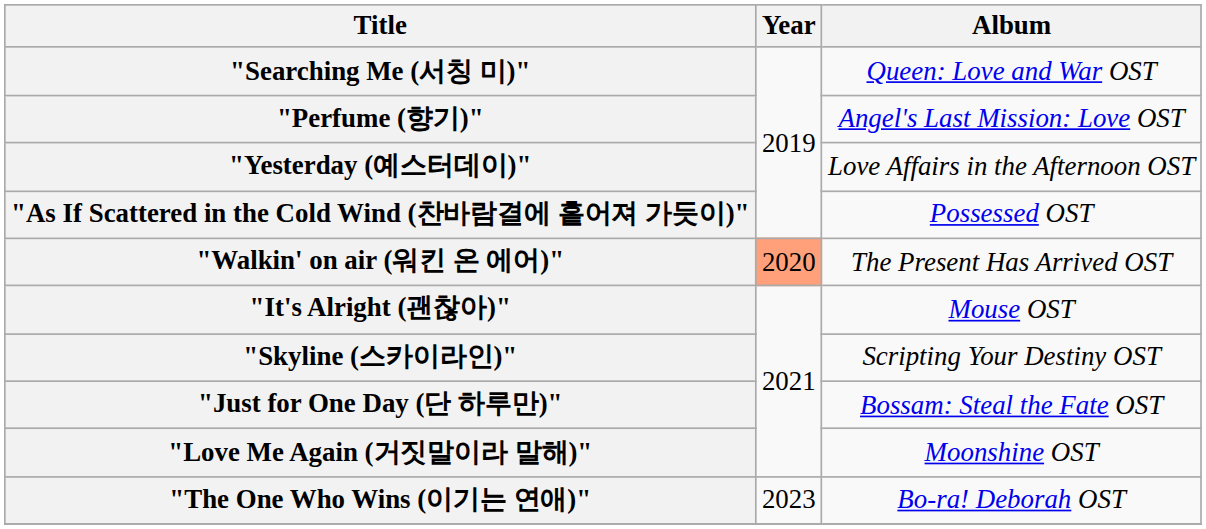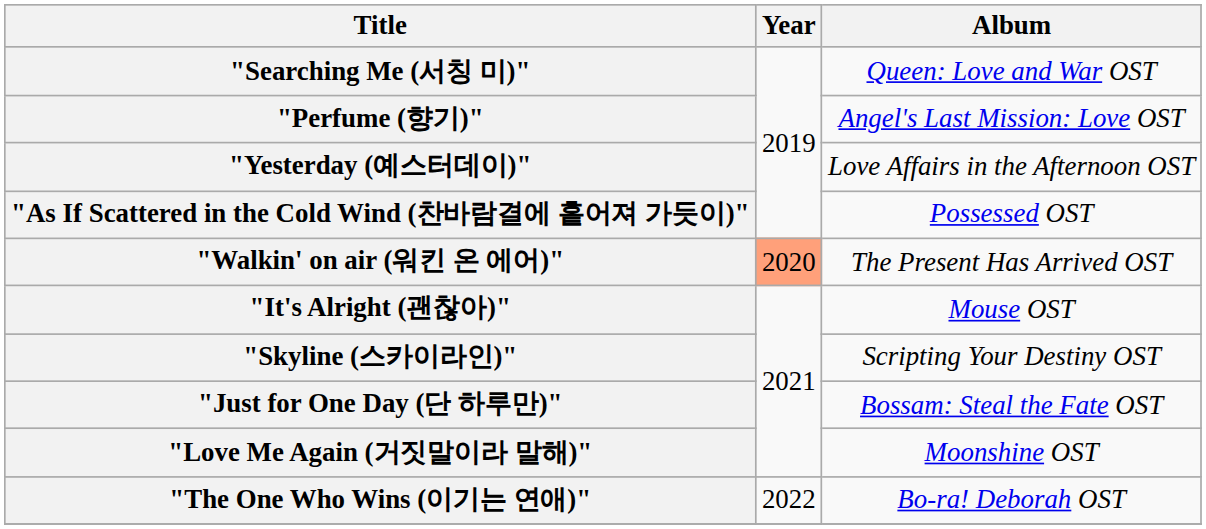(789, 499) 2023 -> (789, 499) 2022
